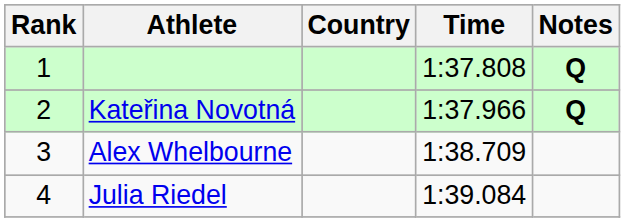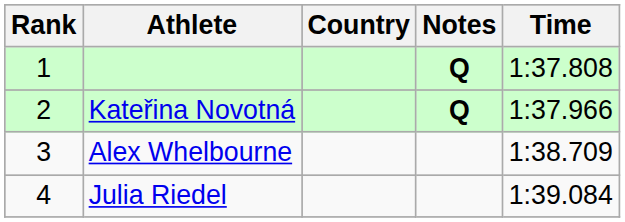columns swapped: (474, 25) <-> (576, 25)
